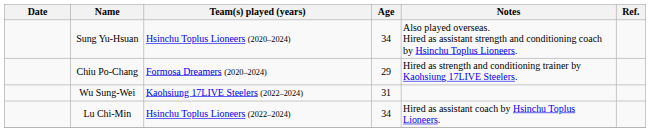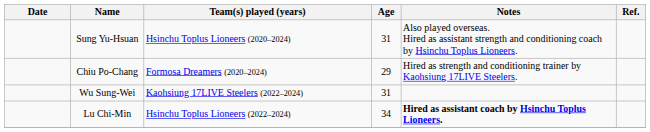(386, 39) 34 -> (386, 39) 31
(489, 114) normal -> (495, 114) bold
